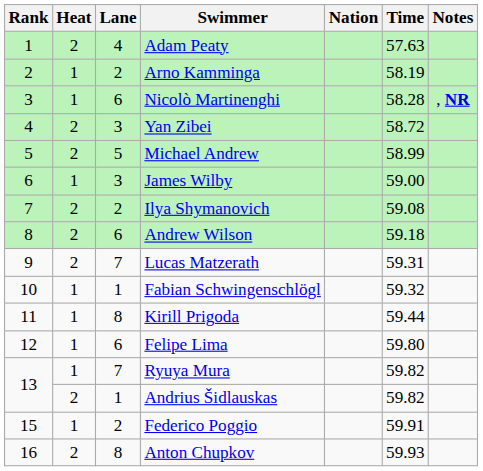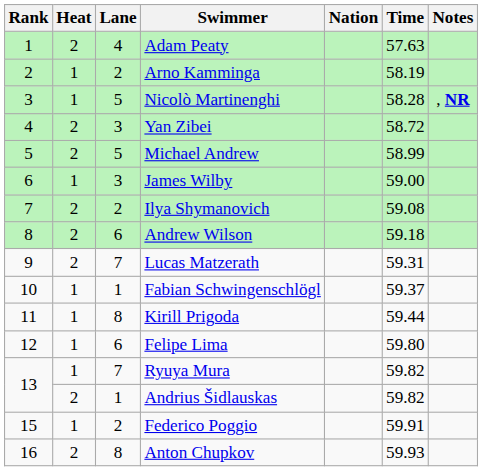(118, 99) 6 -> (118, 99) 5
(405, 289) 59.32 -> (405, 289) 59.37
